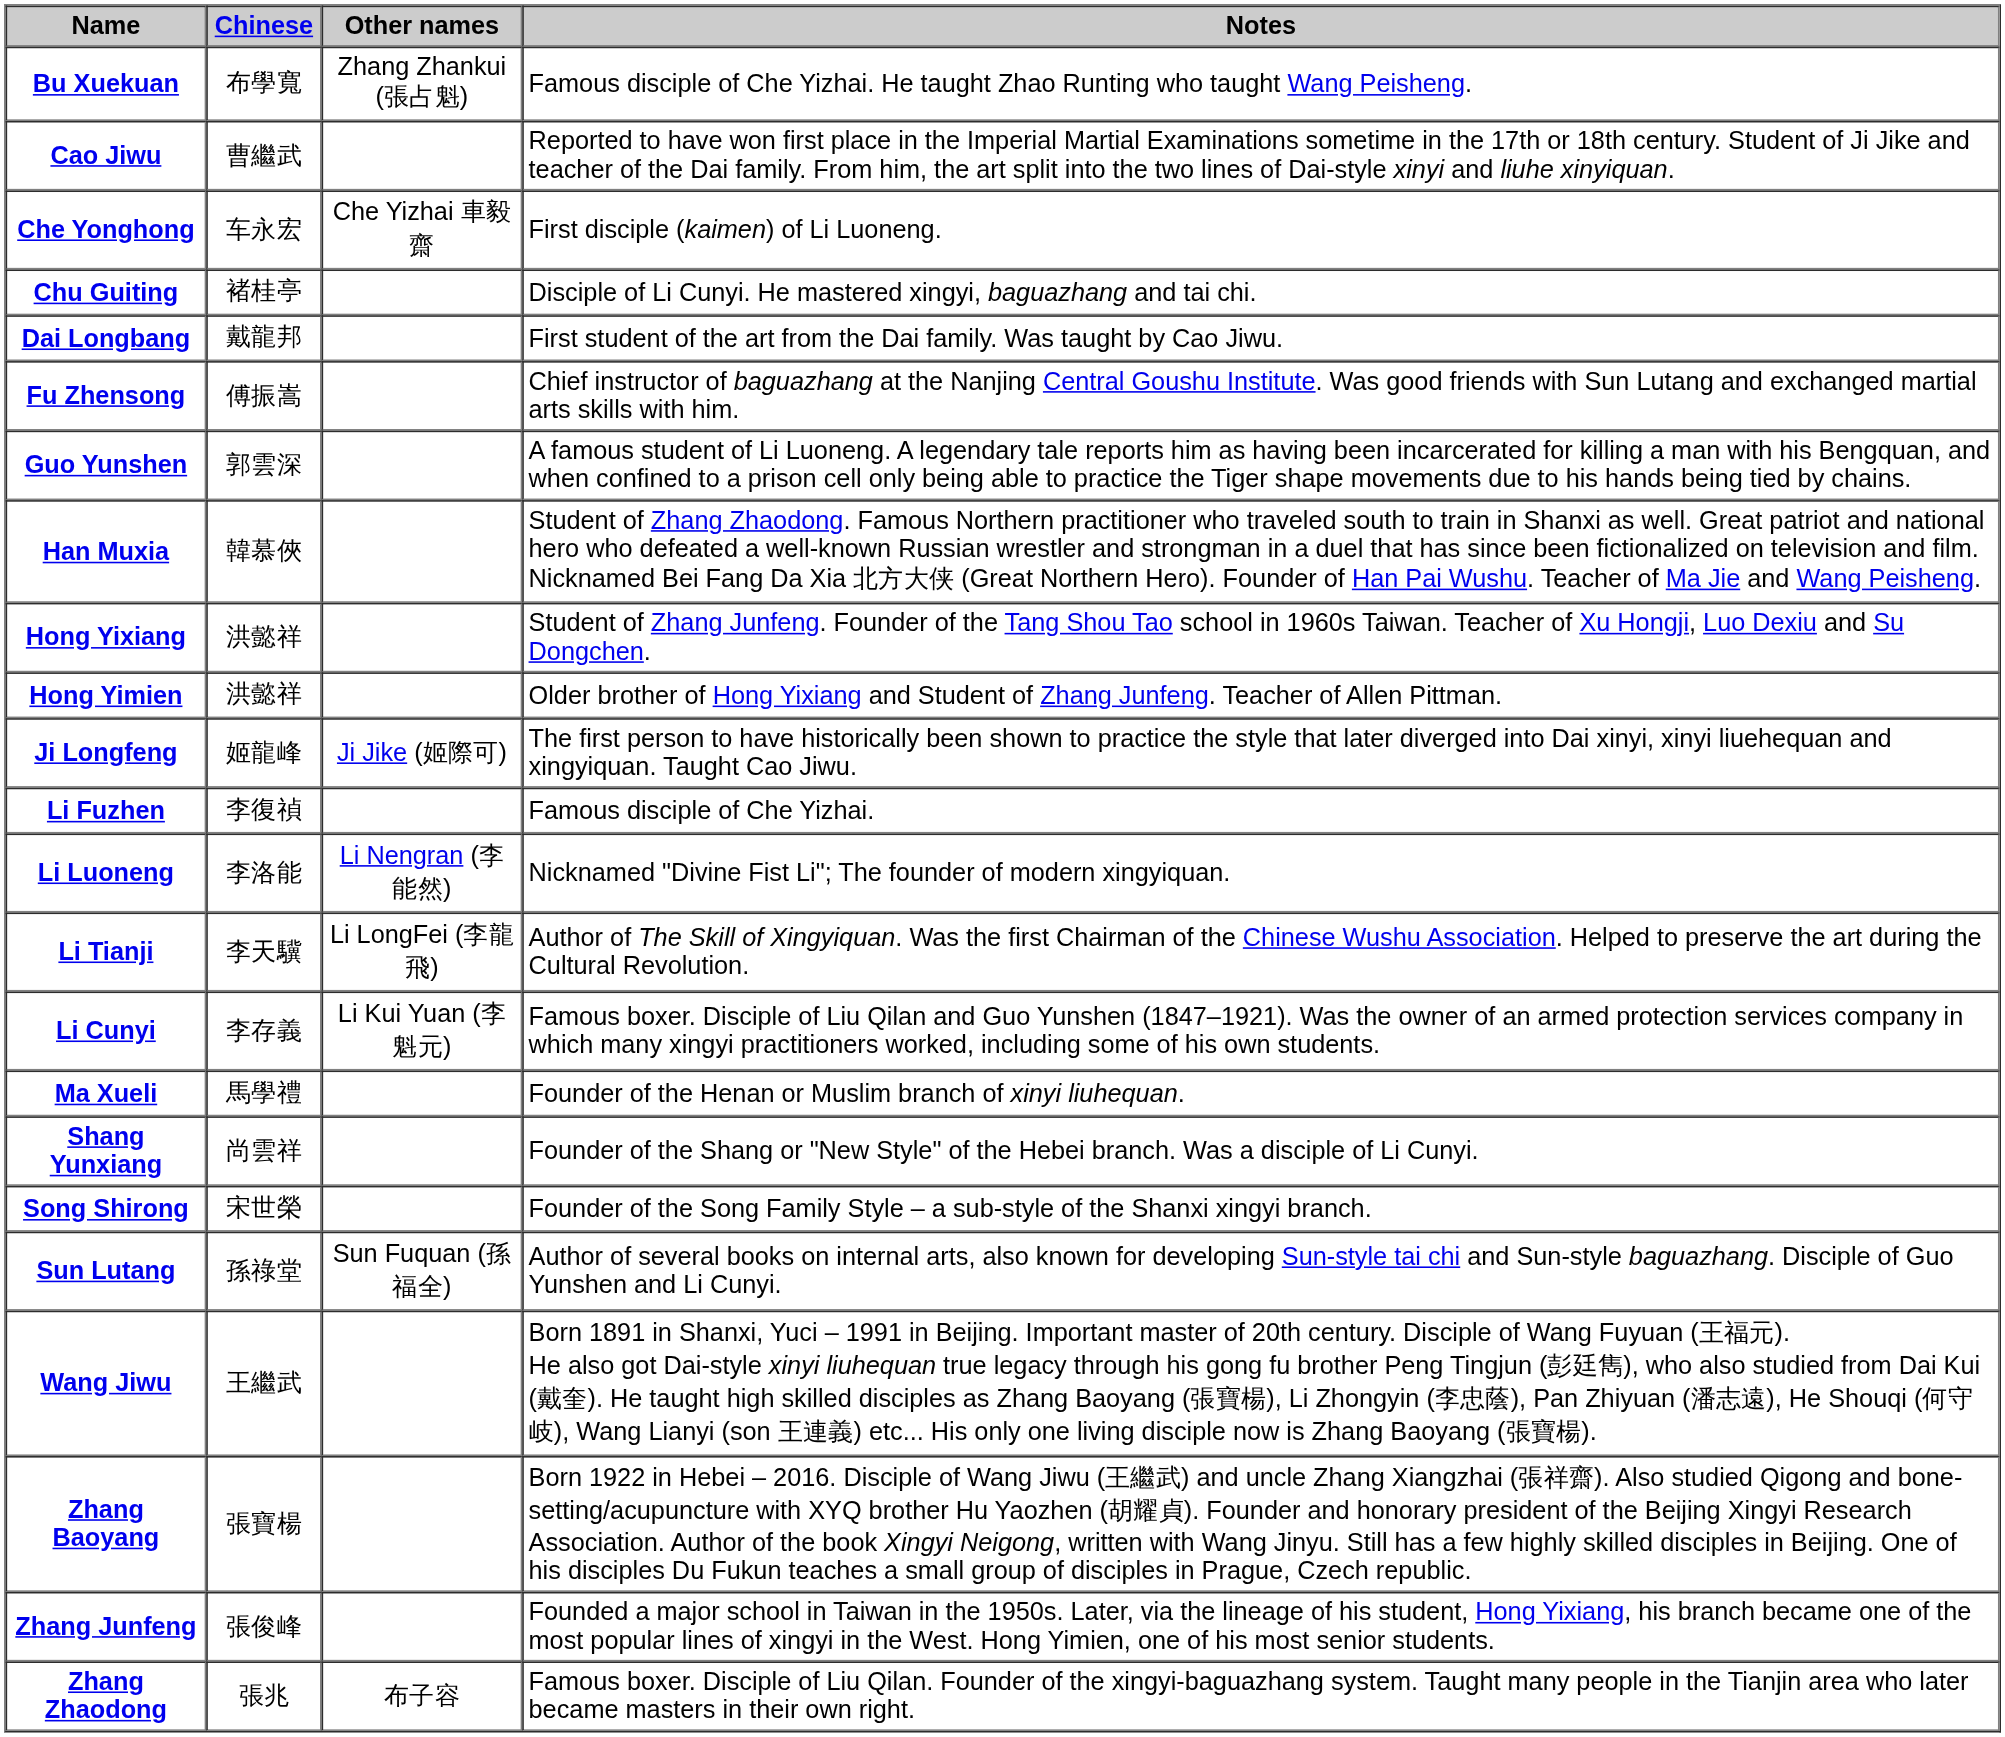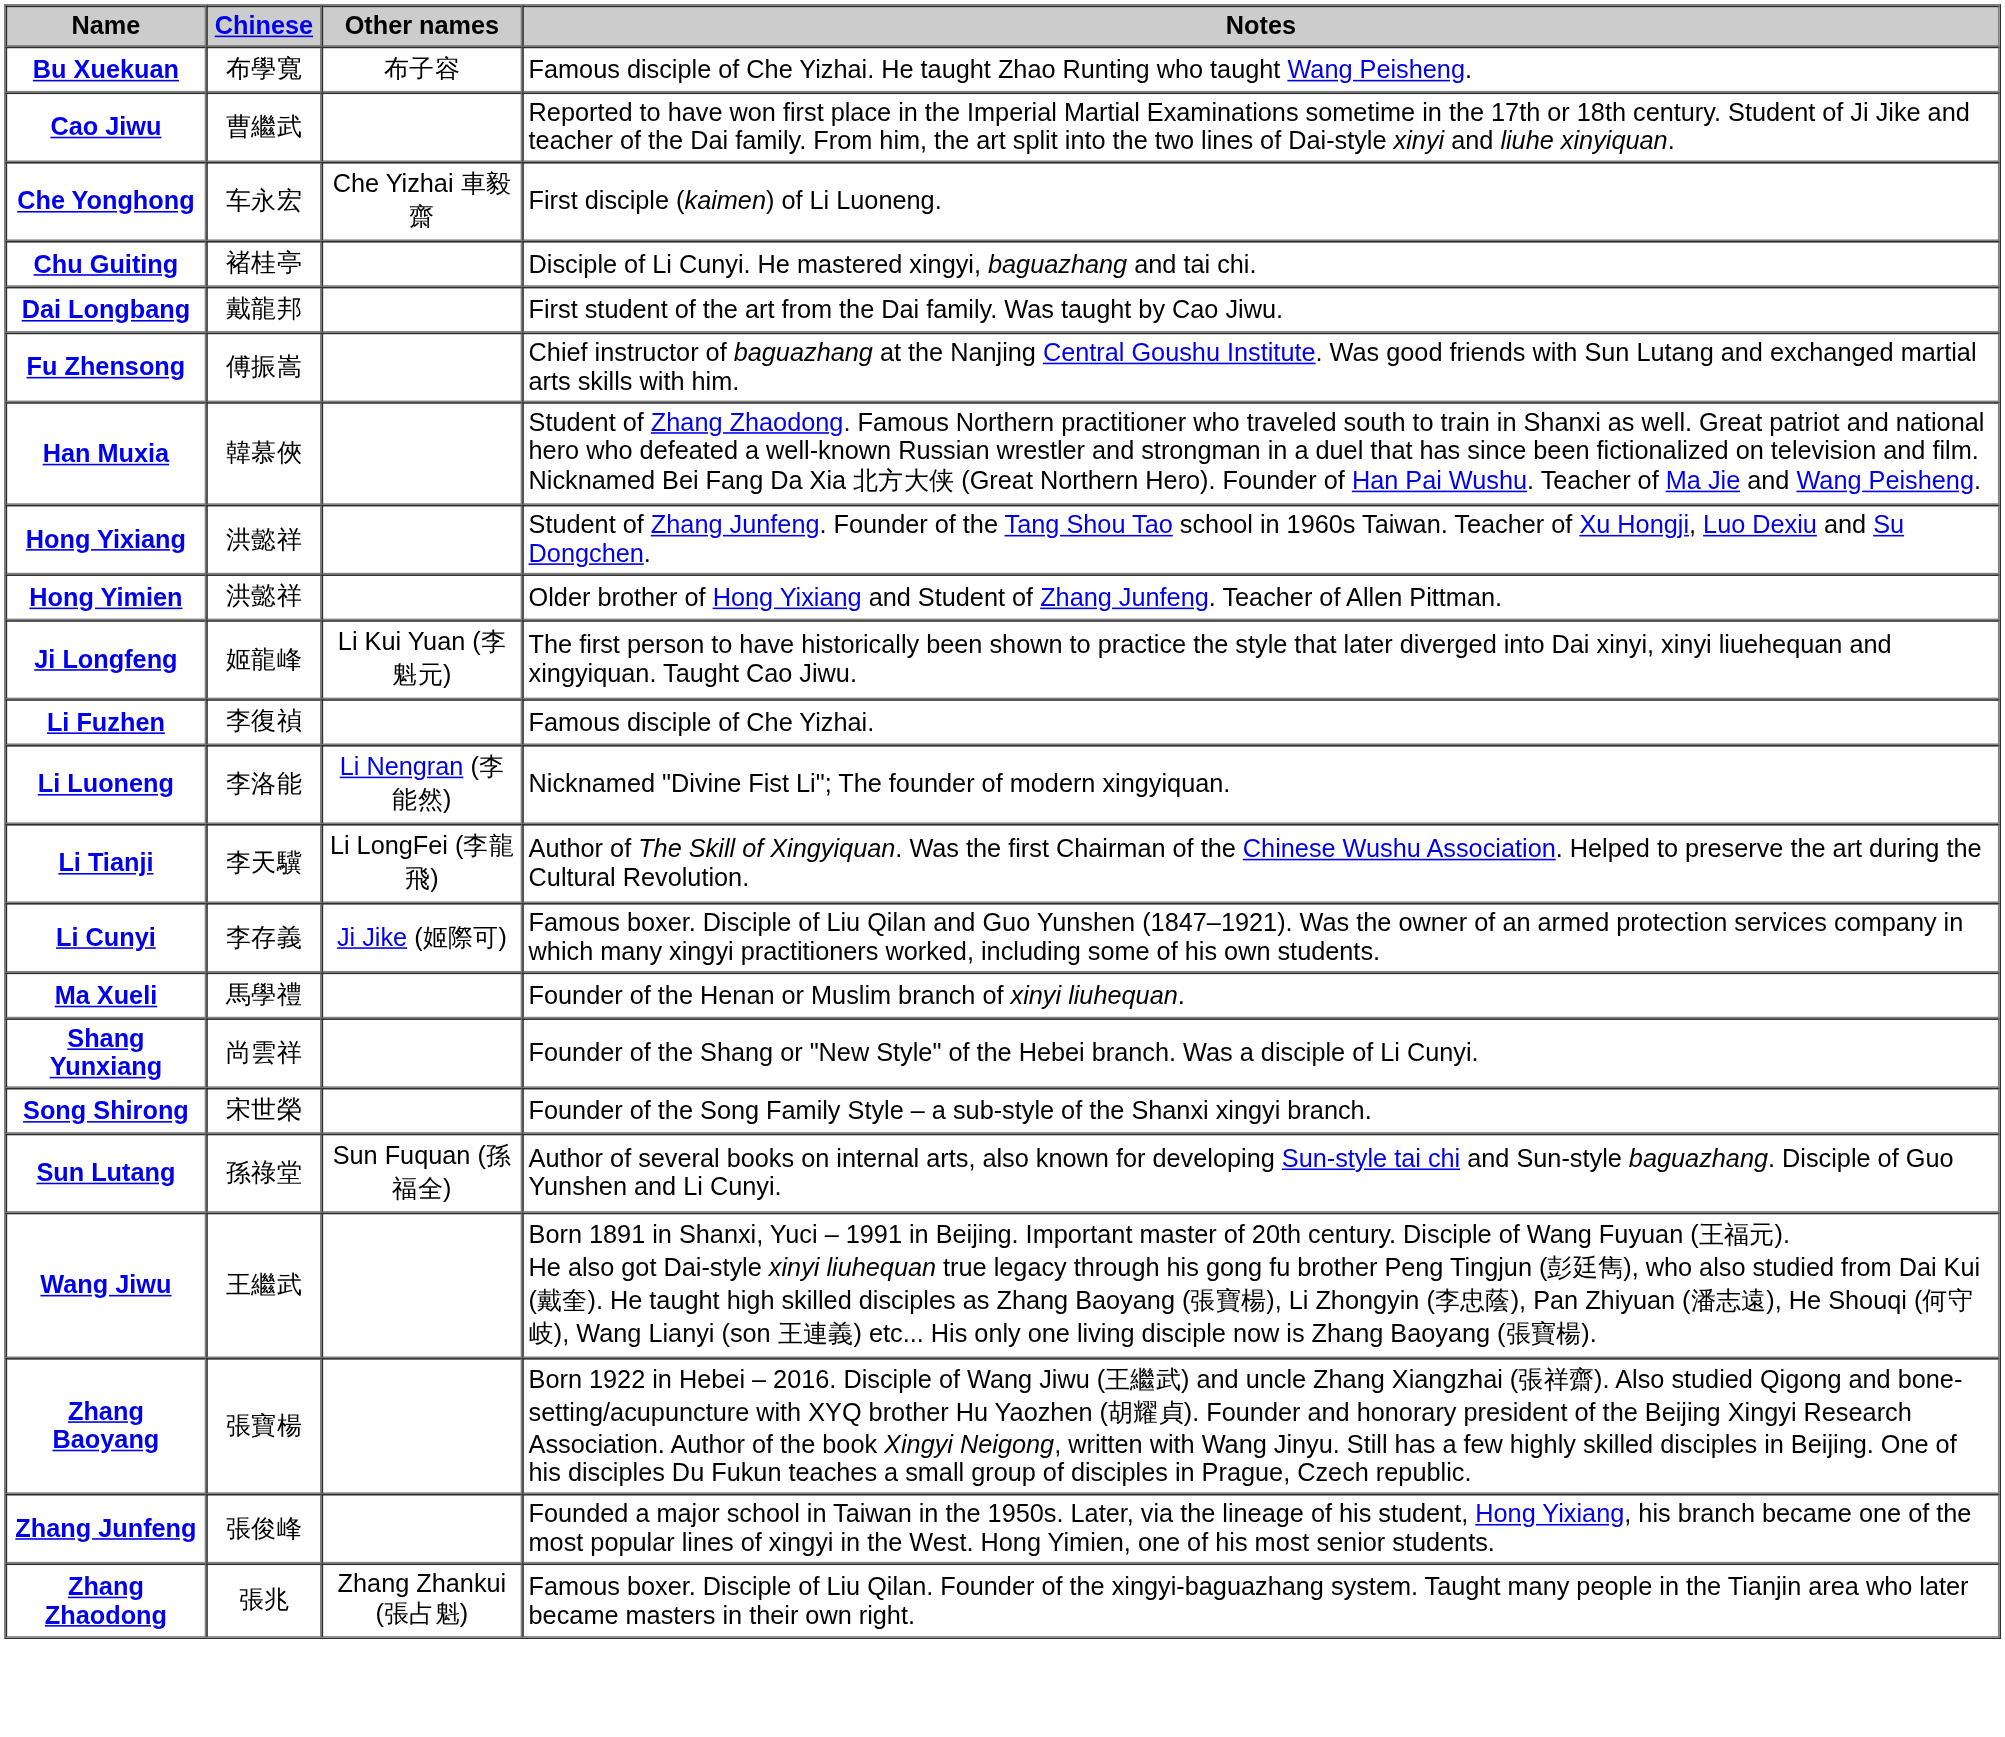(422, 81) Zhang Zhankui (張占魁) -> (422, 68) 布子容
- row: (106, 465)
(422, 751) Ji Jike (姬際可) -> (422, 658) Li Kui Yuan (李魁元)
(422, 1029) Li Kui Yuan (李魁元) -> (422, 936) Ji Jike (姬際可)
(422, 1695) 布子容 -> (422, 1598) Zhang Zhankui (張占魁)
